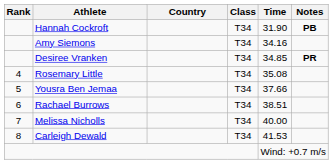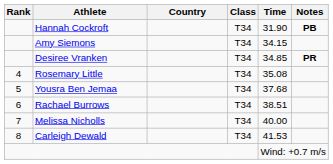(275, 43) 34.16 -> (275, 43) 34.15
(275, 89) 37.66 -> (275, 89) 37.68
